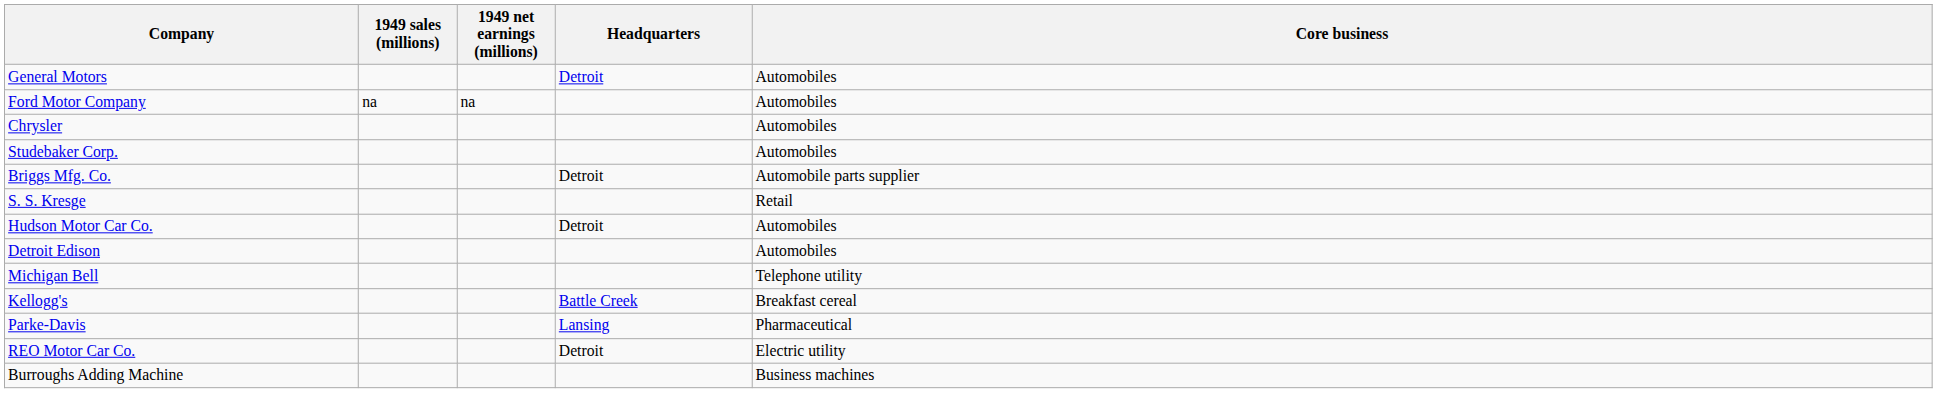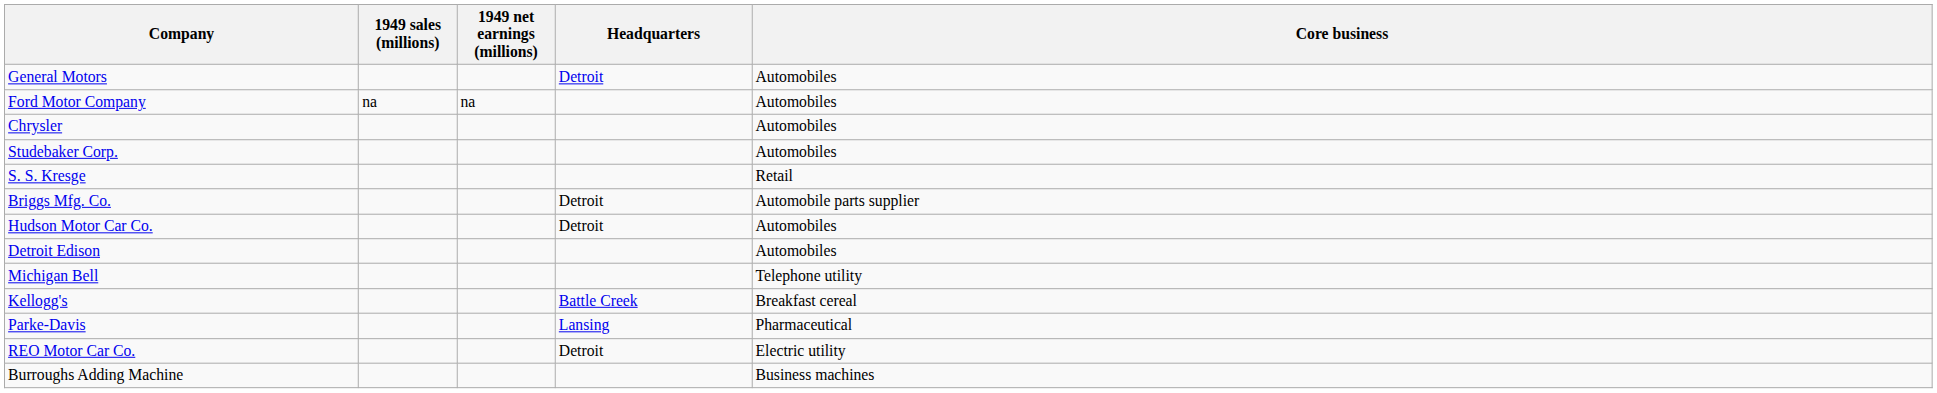rows swapped: (60, 176) <-> (47, 201)
